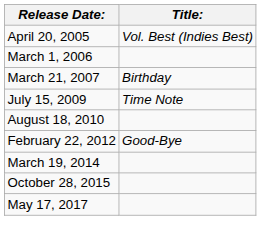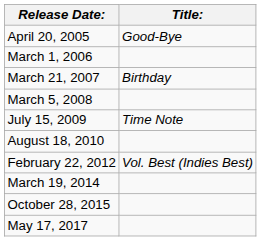(188, 36) Vol. Best (Indies Best) -> (152, 36) Good-Bye
+ row: (50, 99)
(152, 141) Good-Bye -> (188, 162) Vol. Best (Indies Best)
